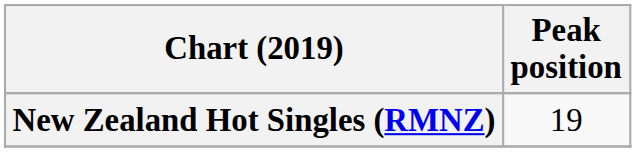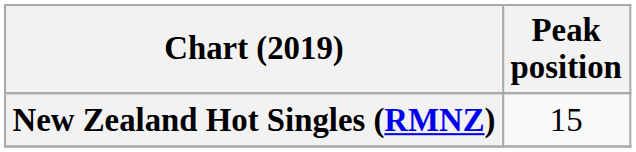(566, 119) 19 -> (566, 119) 15
